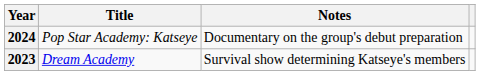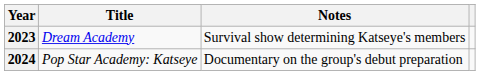rows swapped: (22, 59) <-> (22, 37)
